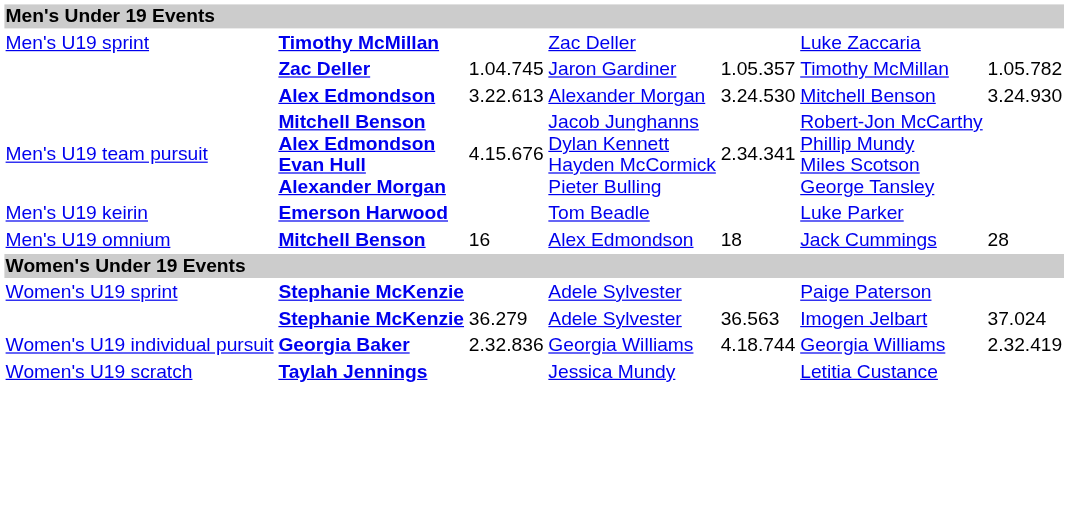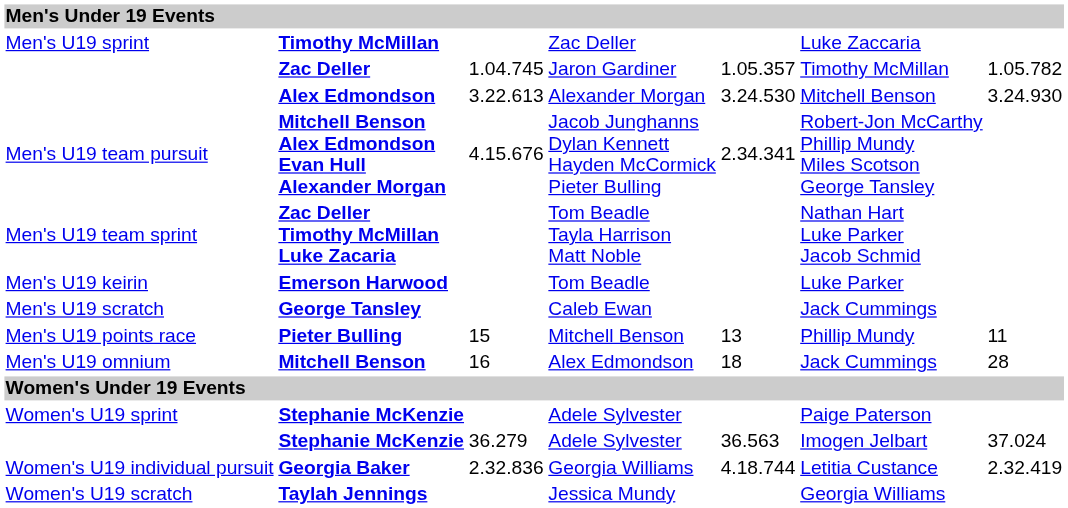+ row: (101, 234)
+ row: (85, 309)
+ row: (101, 335)
(873, 345) Georgia Williams -> (869, 467) Letitia Custance
(869, 371) Letitia Custance -> (873, 493) Georgia Williams
